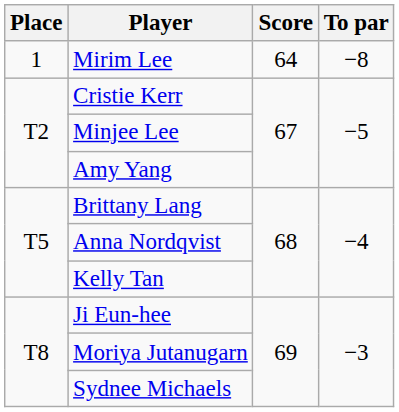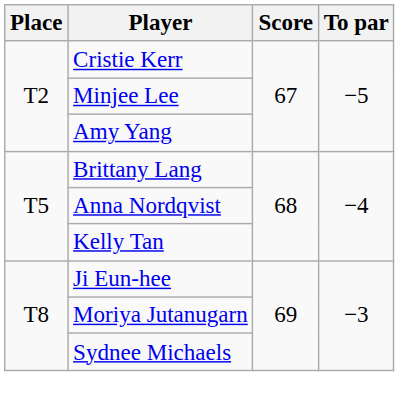- row: (123, 59)
